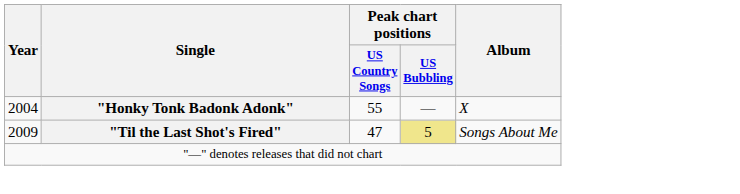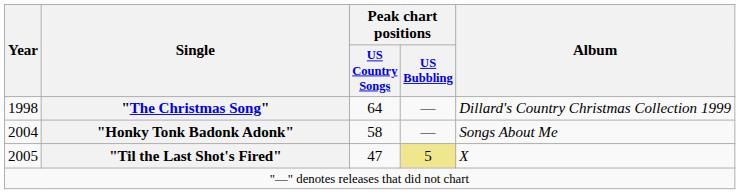+ row: (195, 108)
(375, 108) 55 -> (375, 132) 58
(464, 108) X -> (508, 132) Songs About Me
(23, 132) 2009 -> (23, 155) 2005
(508, 132) Songs About Me -> (464, 155) X
